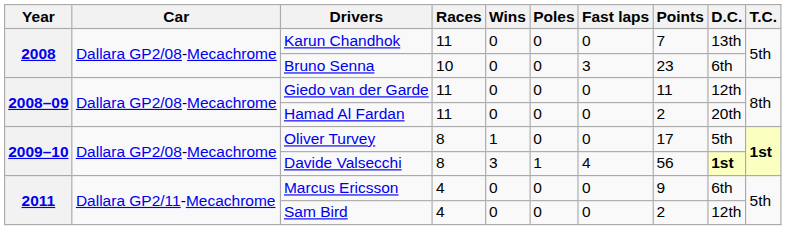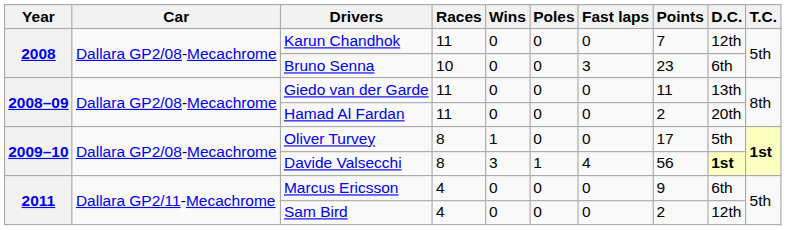(726, 41) 13th -> (726, 41) 12th
(726, 90) 12th -> (726, 90) 13th
